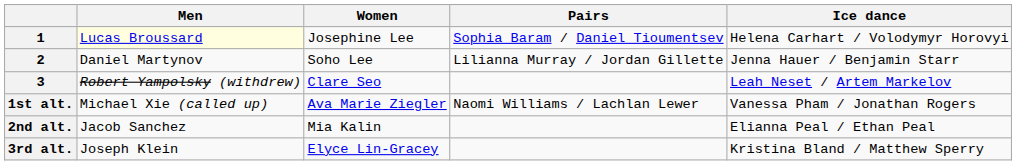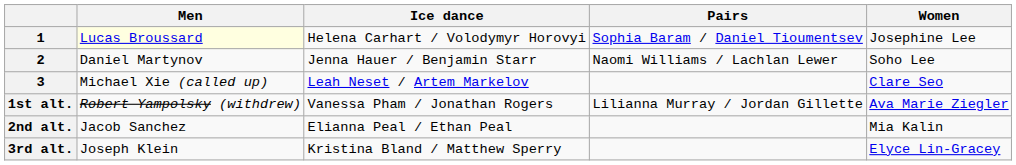columns swapped: (377, 16) <-> (869, 16)
(588, 60) Lilianna Murray / Jordan Gillette -> (715, 60) Naomi Williams / Lachlan Lewer
(190, 82) Robert Yampolsky (withdrew) -> (174, 82) Michael Xie (called up)
(174, 105) Michael Xie (called up) -> (190, 105) Robert Yampolsky (withdrew)
(576, 105) Naomi Williams / Lachlan Lewer -> (728, 105) Lilianna Murray / Jordan Gillette
